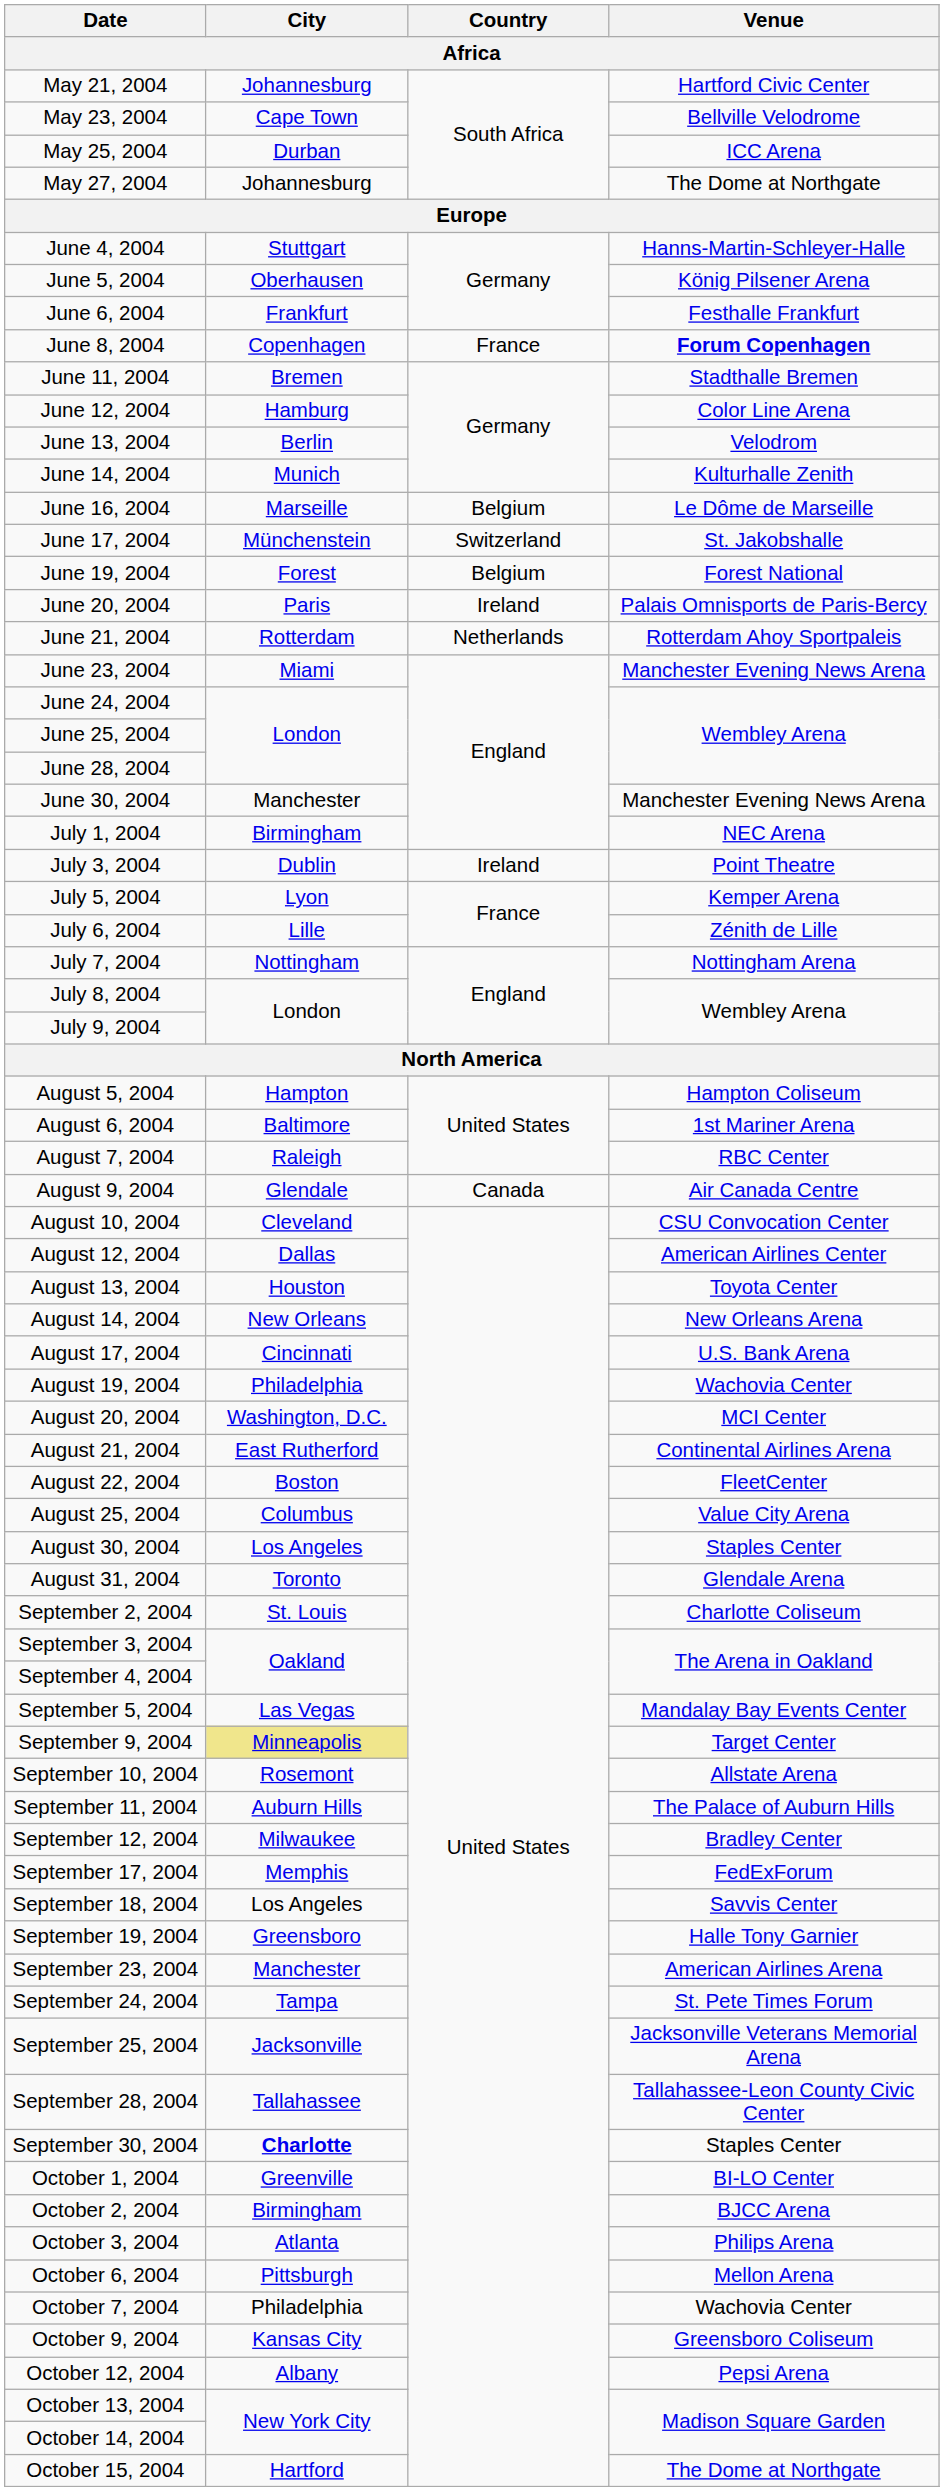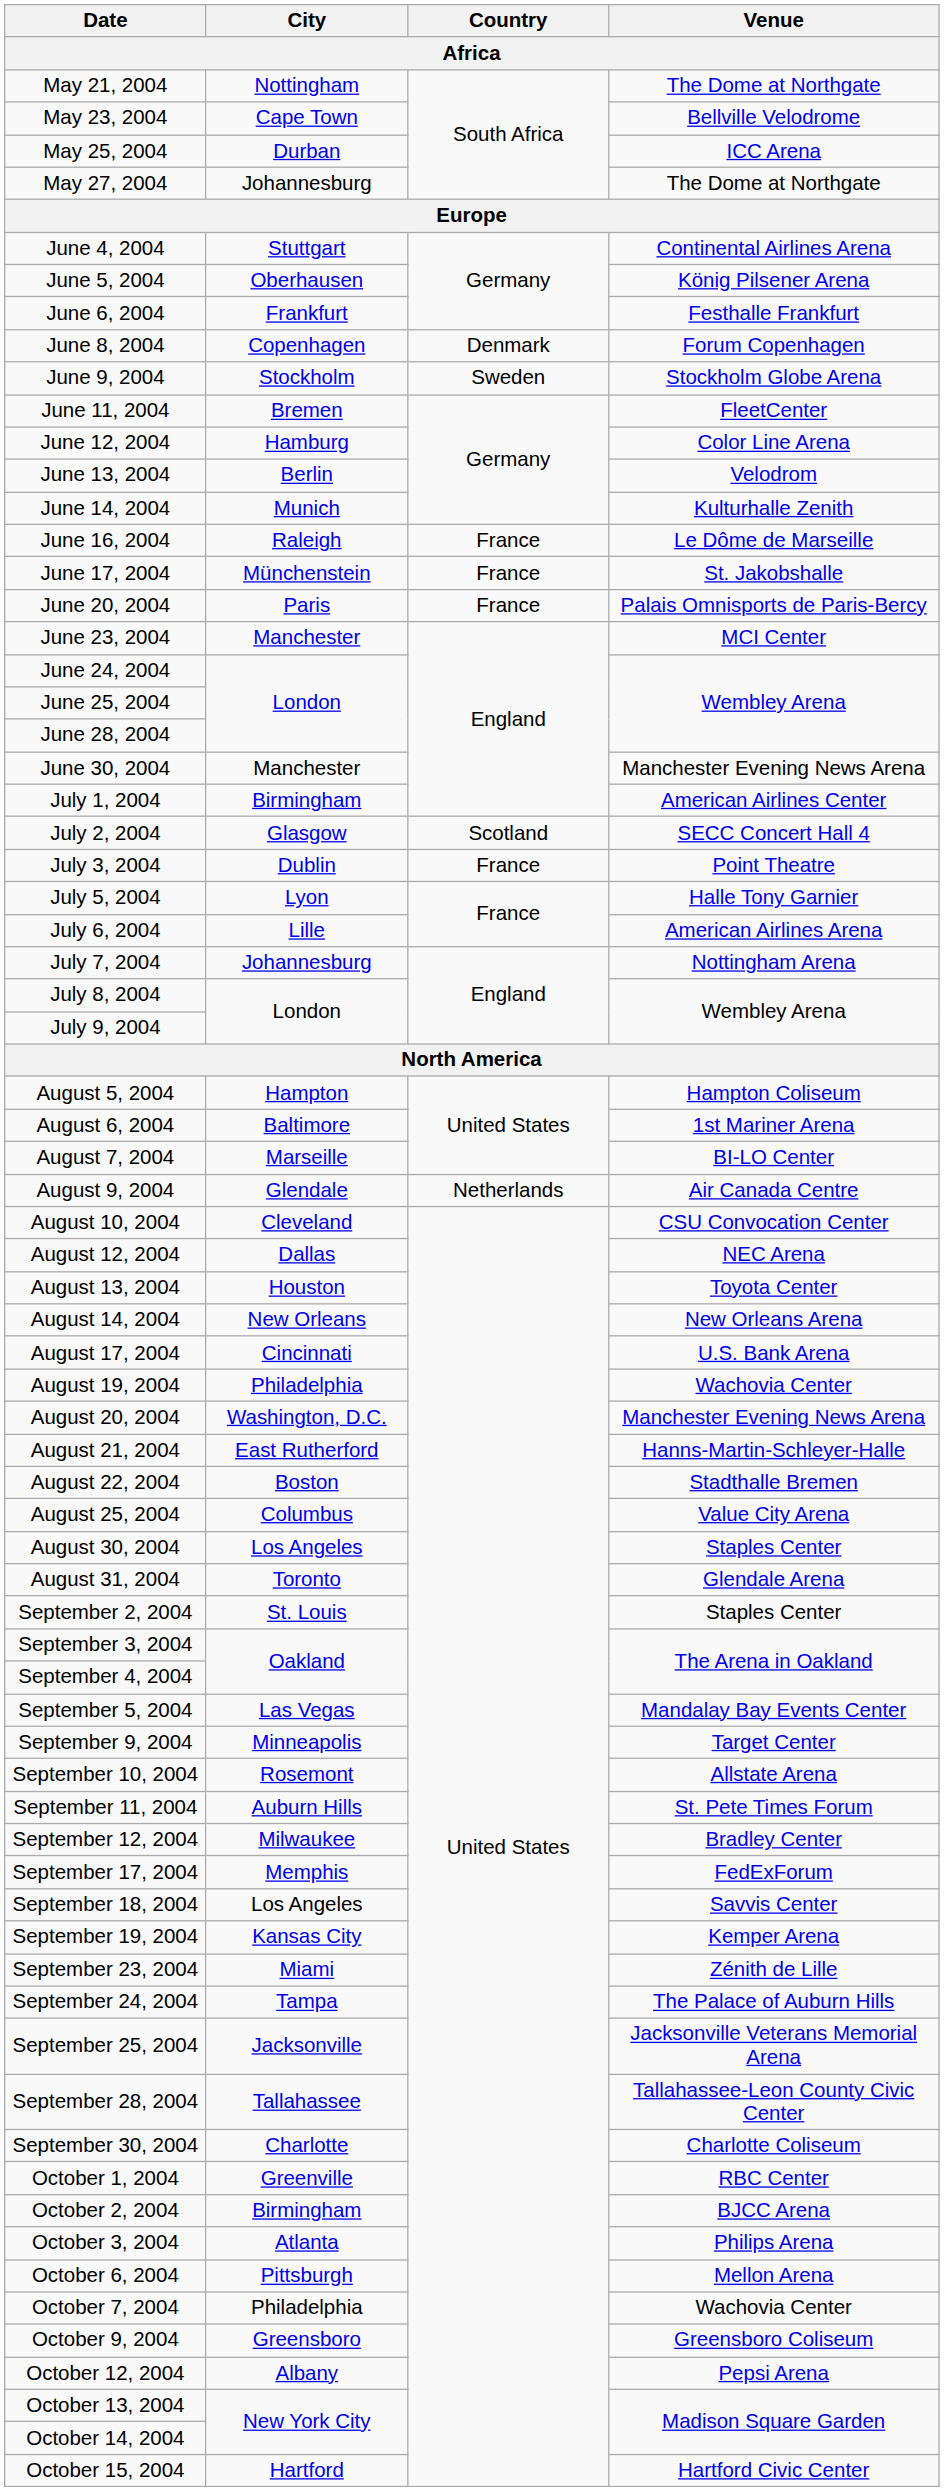(307, 85) Johannesburg -> (307, 85) Nottingham
(774, 85) Hartford Civic Center -> (774, 85) The Dome at Northgate
(774, 248) Hanns-Martin-Schleyer-Halle -> (774, 248) Continental Airlines Arena
(508, 345) France -> (508, 345) Denmark
(774, 345) bold -> (774, 345) normal
+ row: (105, 378)
(774, 378) Stadthalle Bremen -> (774, 410) FleetCenter
(307, 507) Marseille -> (307, 540) Raleigh
(508, 507) Belgium -> (508, 540) France
(508, 540) Switzerland -> (508, 572) France
- row: (105, 572)
(508, 605) Ireland -> (508, 605) France
- row: (105, 637)
(307, 670) Miami -> (307, 637) Manchester
(774, 670) Manchester Evening News Arena -> (774, 637) MCI Center
(774, 832) NEC Arena -> (774, 800) American Airlines Center
+ row: (105, 832)
(508, 865) Ireland -> (508, 865) France
(774, 897) Kemper Arena -> (774, 897) Halle Tony Garnier
(774, 930) Zénith de Lille -> (774, 930) American Airlines Arena
(307, 962) Nottingham -> (307, 962) Johannesburg
(307, 1157) Raleigh -> (307, 1157) Marseille
(774, 1157) RBC Center -> (774, 1157) BI-LO Center
(508, 1190) Canada -> (508, 1190) Netherlands
(774, 1254) American Airlines Center -> (774, 1254) NEC Arena
(774, 1417) MCI Center -> (774, 1417) Manchester Evening News Arena
(774, 1449) Continental Airlines Arena -> (774, 1449) Hanns-Martin-Schleyer-Halle
(774, 1482) FleetCenter -> (774, 1482) Stadthalle Bremen
(774, 1612) Charlotte Coliseum -> (774, 1612) Staples Center
(307, 1742) khaki background -> (307, 1742) no background
(774, 1807) The Palace of Auburn Hills -> (774, 1807) St. Pete Times Forum
(307, 1937) Greensboro -> (307, 1937) Kansas City
(774, 1937) Halle Tony Garnier -> (774, 1937) Kemper Arena
(307, 1969) Manchester -> (307, 1969) Miami
(774, 1969) American Airlines Arena -> (774, 1969) Zénith de Lille
(774, 2002) St. Pete Times Forum -> (774, 2002) The Palace of Auburn Hills
(307, 2145) bold -> (307, 2145) normal
(774, 2145) Staples Center -> (774, 2145) Charlotte Coliseum
(774, 2178) BI-LO Center -> (774, 2178) RBC Center
(307, 2340) Kansas City -> (307, 2340) Greensboro
(774, 2470) The Dome at Northgate -> (774, 2470) Hartford Civic Center
